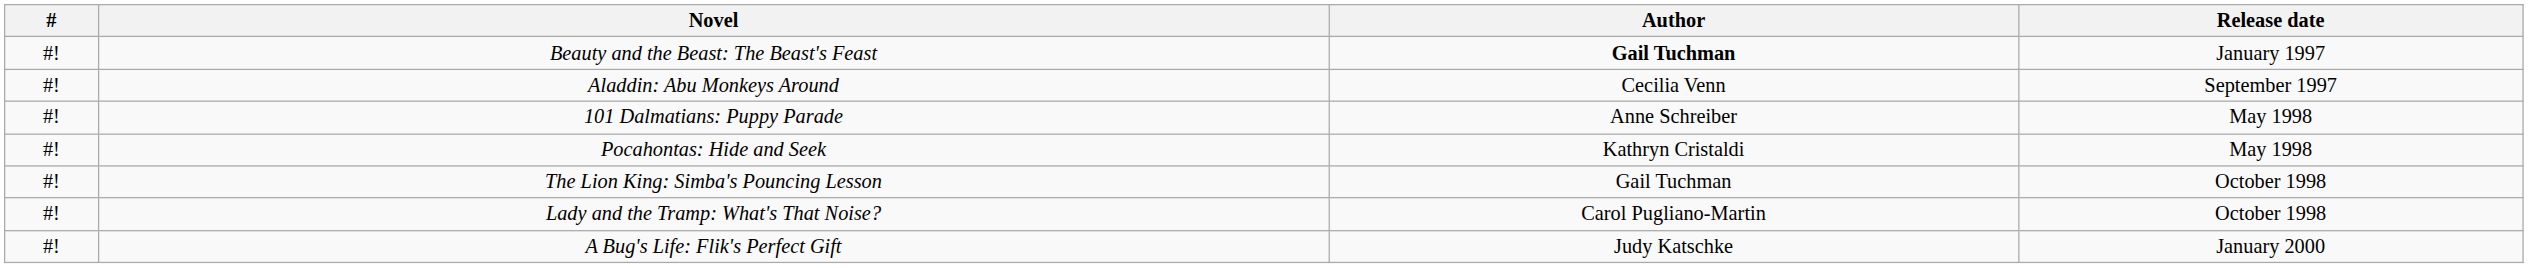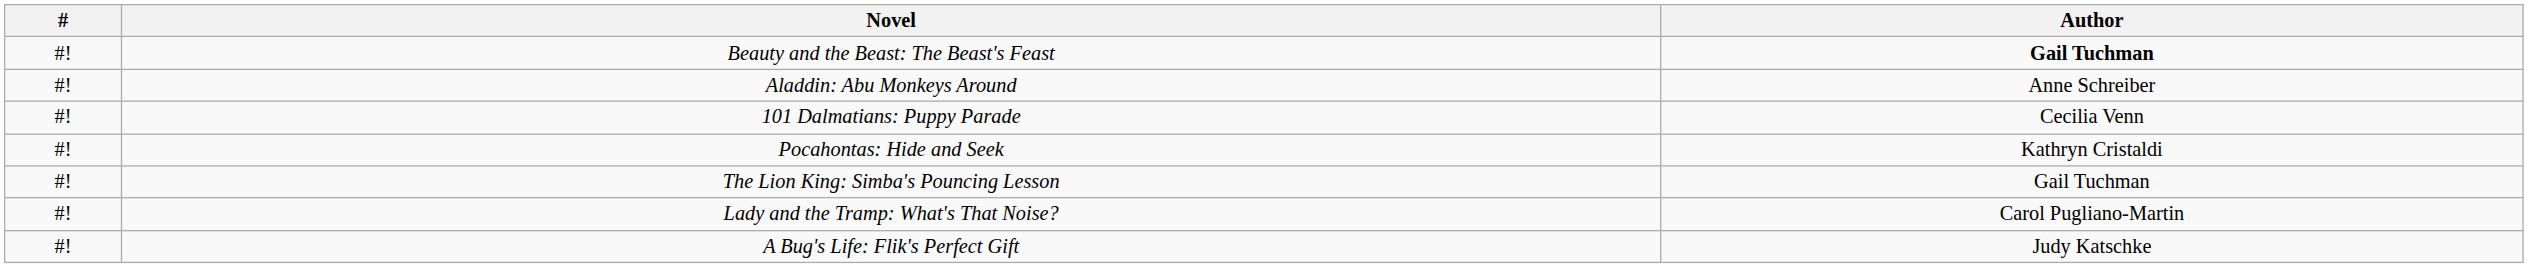- column: (2271, 20)
(1674, 85) Cecilia Venn -> (2092, 85) Anne Schreiber
(1674, 117) Anne Schreiber -> (2092, 117) Cecilia Venn
